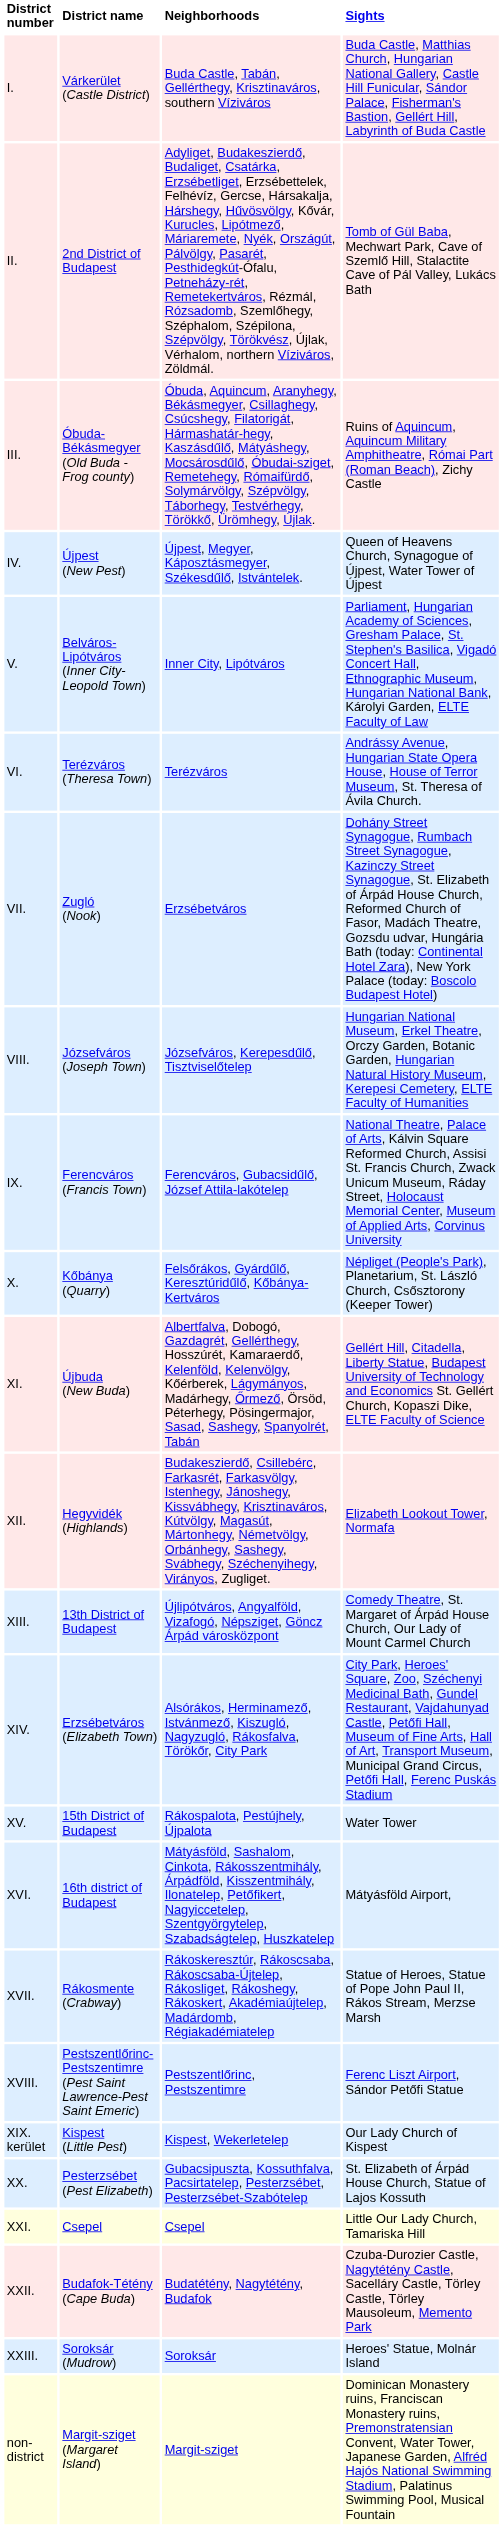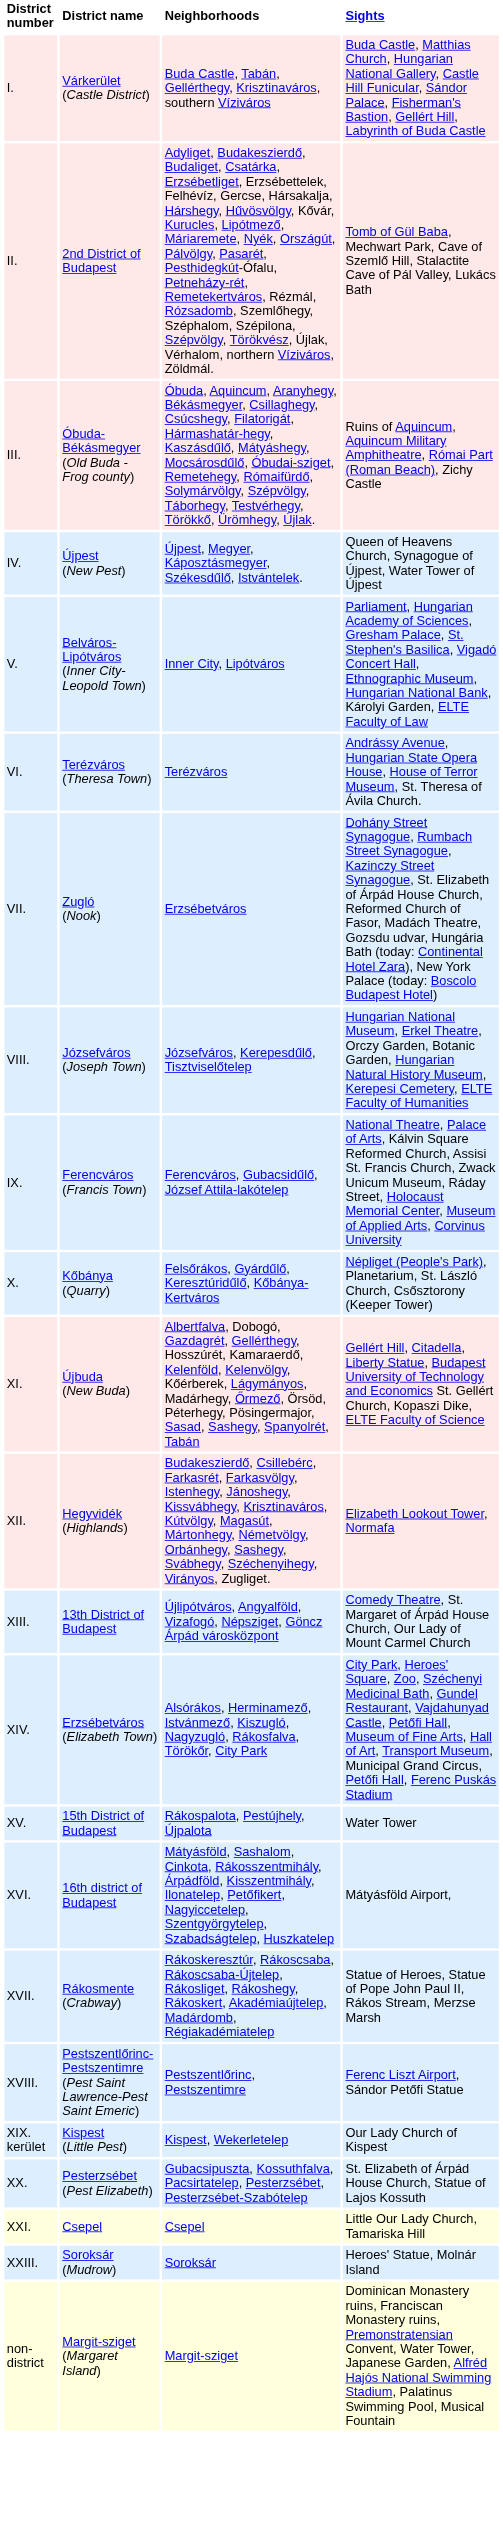- row: (21, 2291)
